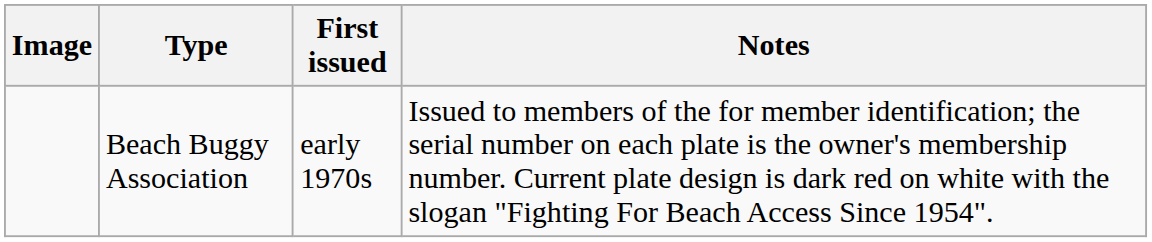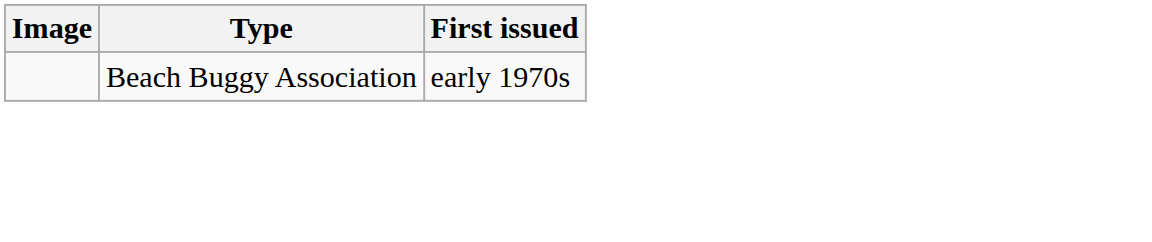- column: (774, 45)
